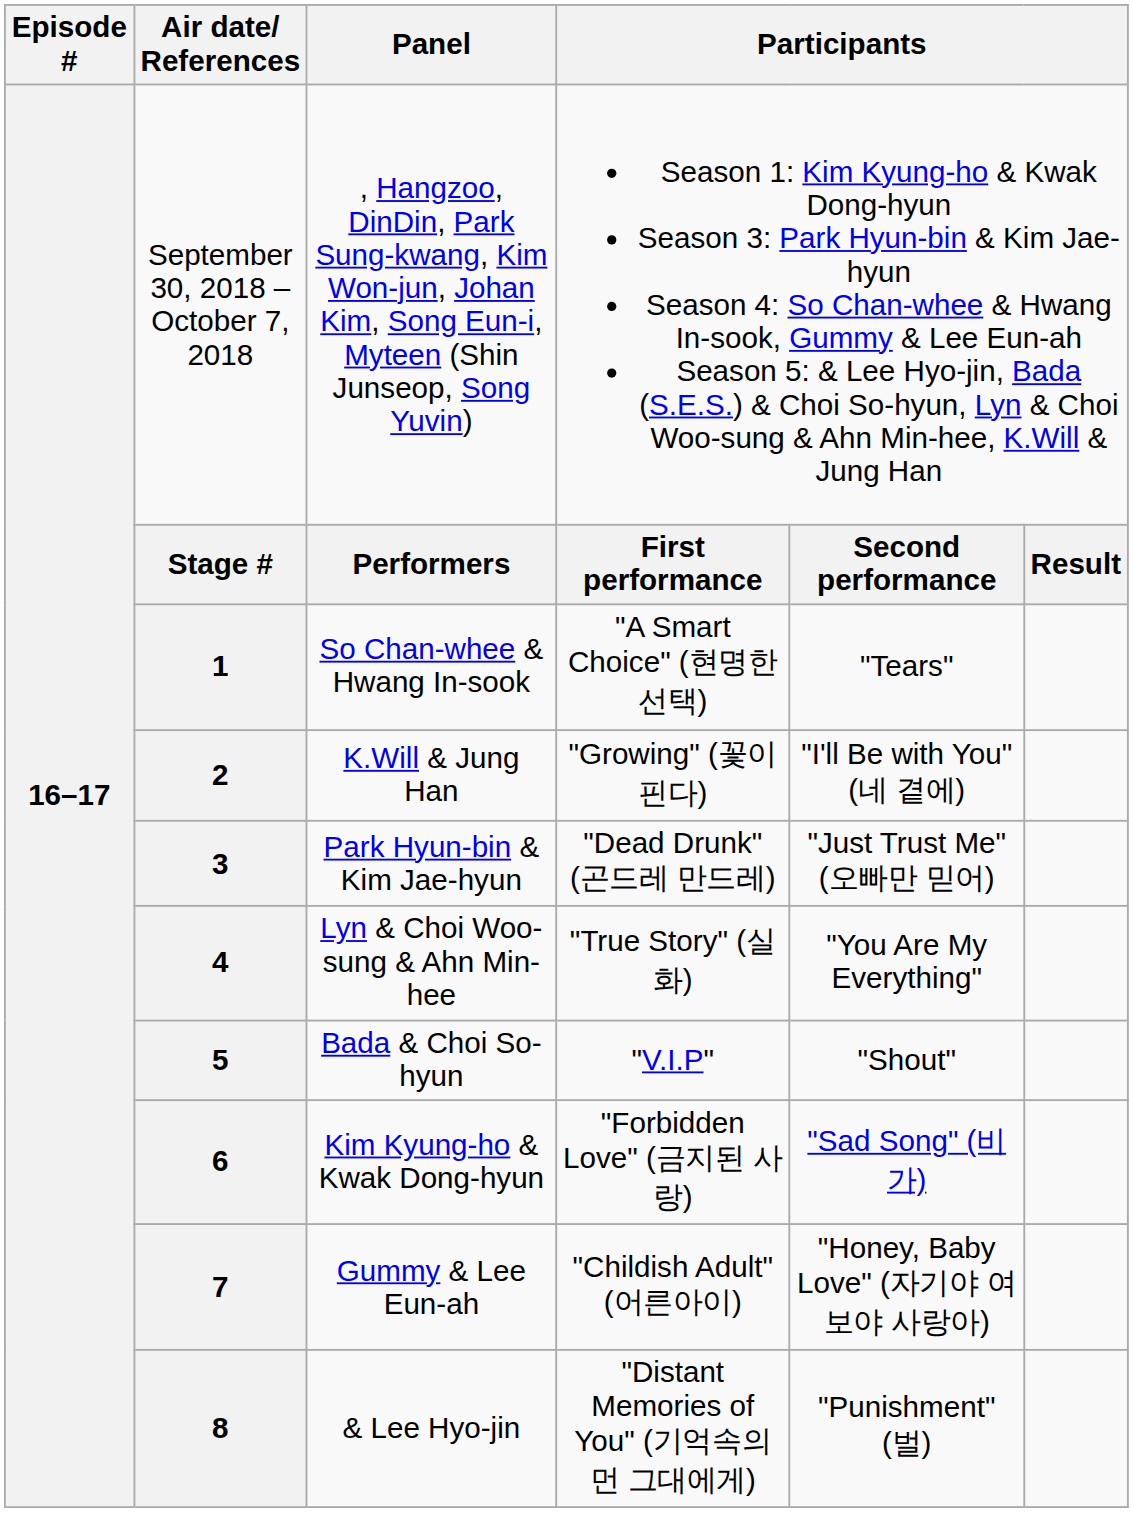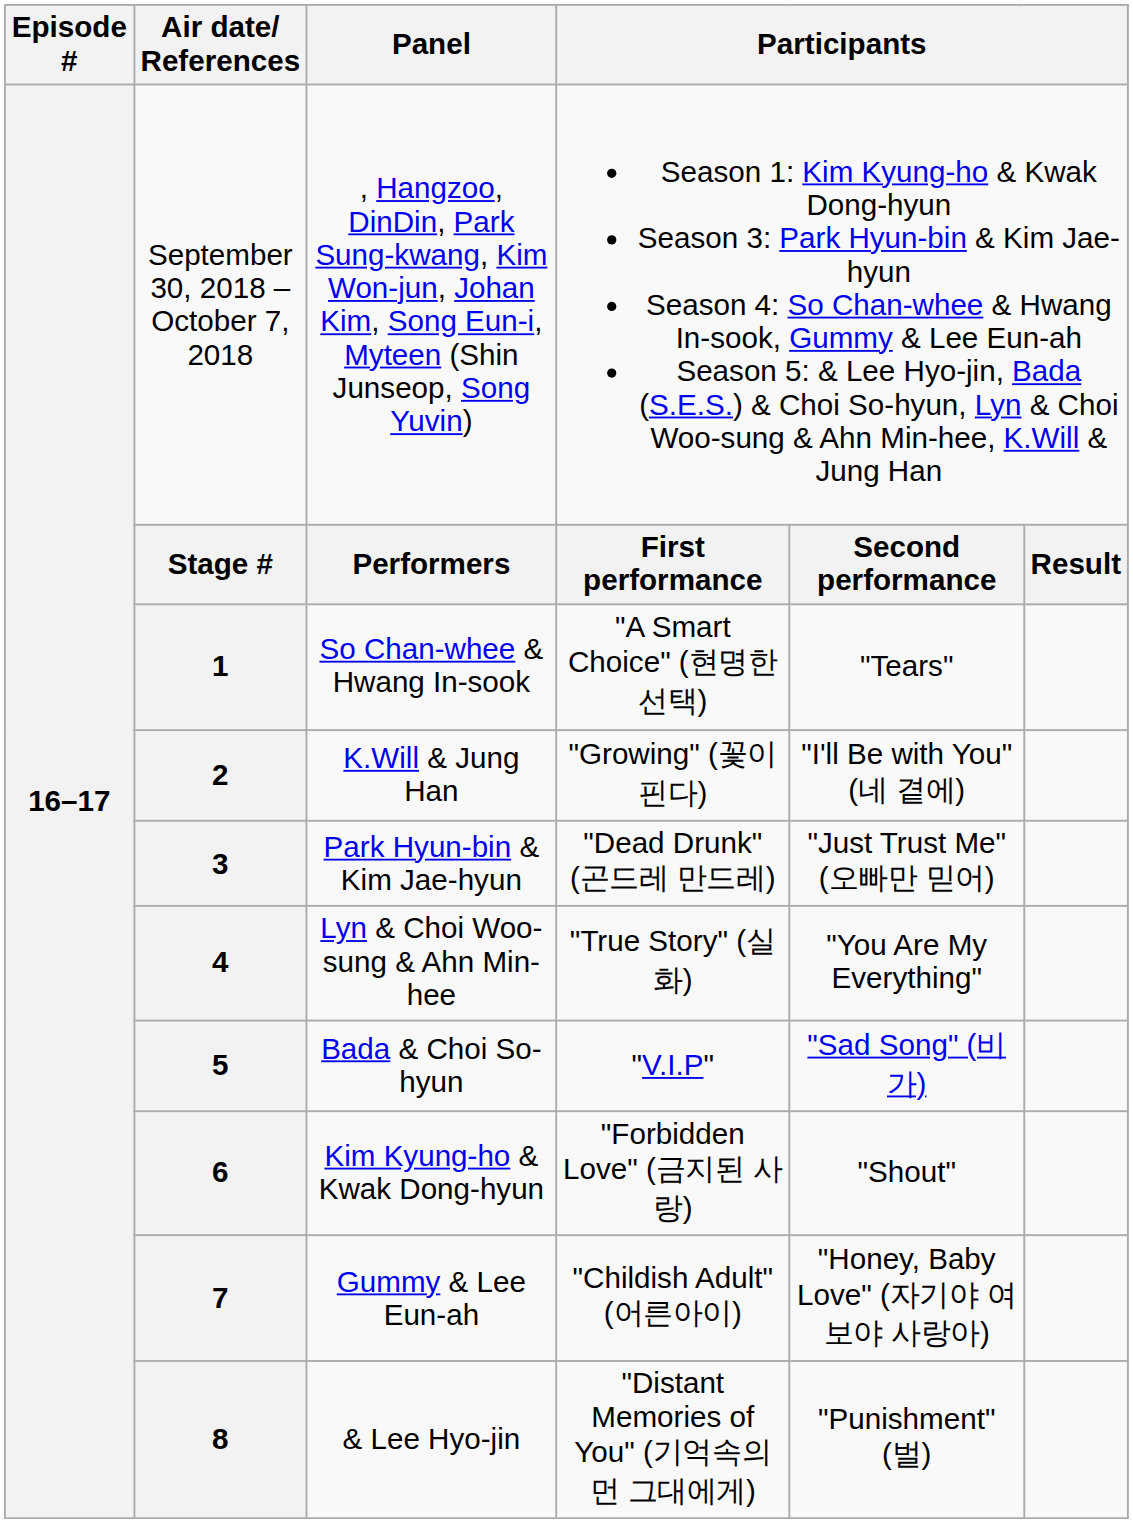(907, 1059) "Shout" -> (907, 1064) "Sad Song" (비가)
(907, 1161) "Sad Song" (비가) -> (907, 1173) "Shout"
